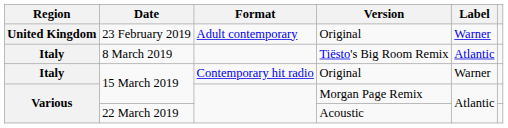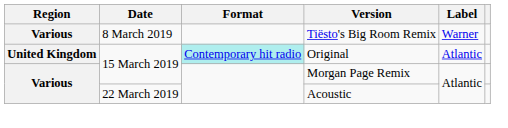- row: (147, 34)
(52, 53) Italy -> (52, 34) Various
(474, 53) Atlantic -> (460, 34) Warner
(52, 73) Italy -> (52, 53) United Kingdom
(255, 73) no background -> (243, 53) paleturquoise background
(473, 73) Warner -> (462, 53) Atlantic
